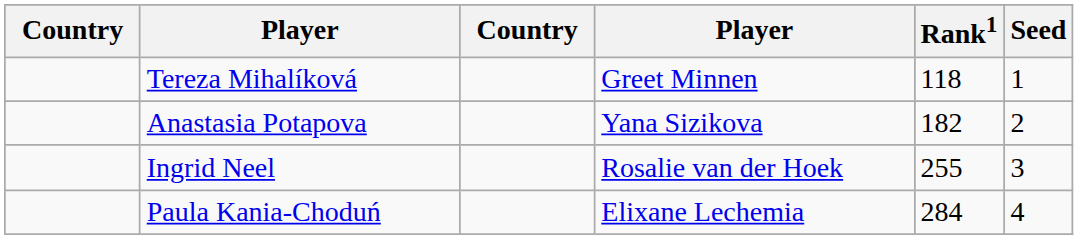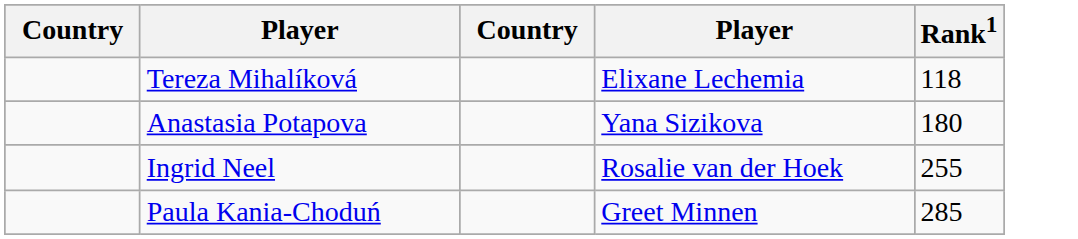- column: (1038, 30)
(679, 78) Greet Minnen -> (703, 78) Elixane Lechemia
(941, 123) 182 -> (941, 123) 180
(703, 211) Elixane Lechemia -> (679, 211) Greet Minnen
(941, 211) 284 -> (941, 211) 285
